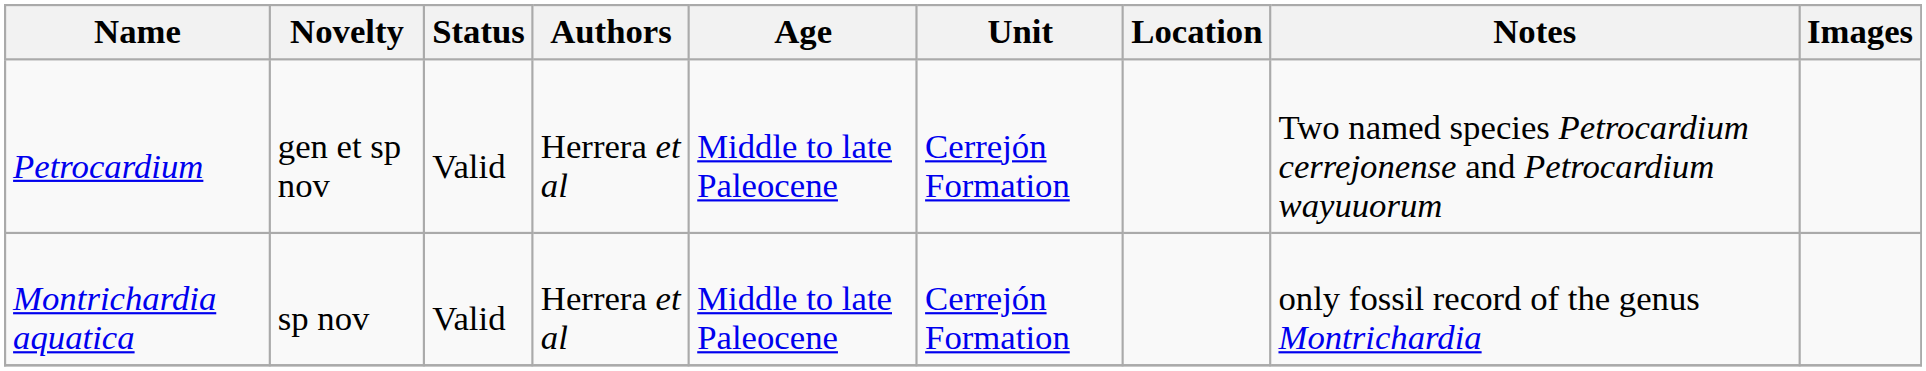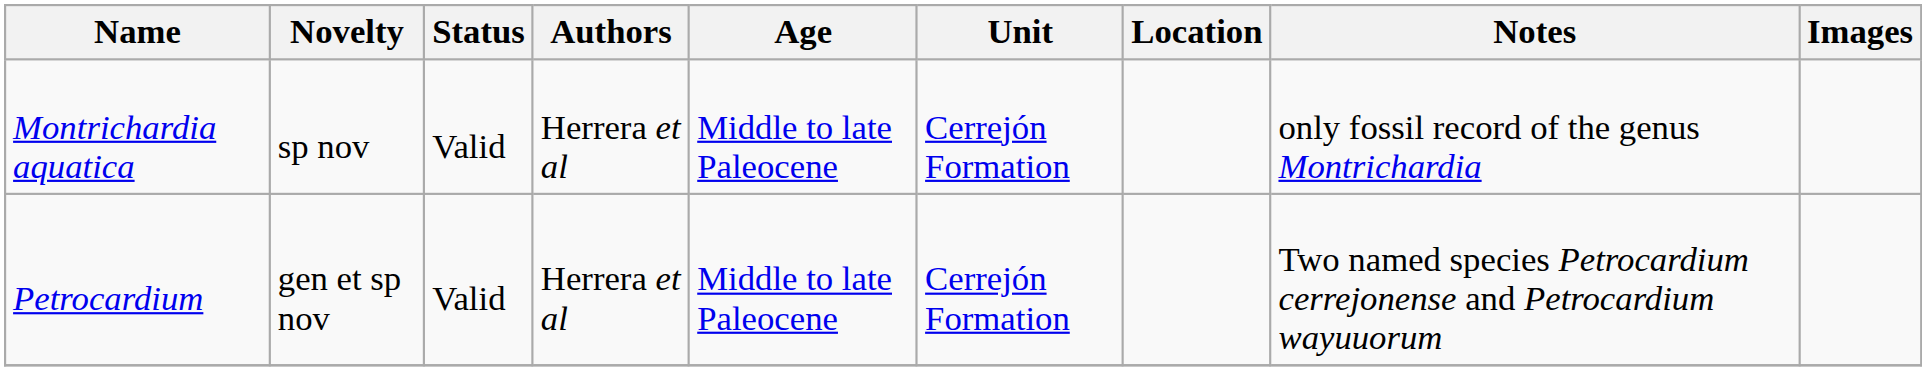rows swapped: (115, 317) <-> (108, 165)
